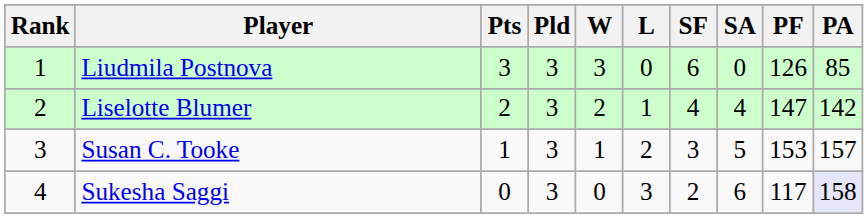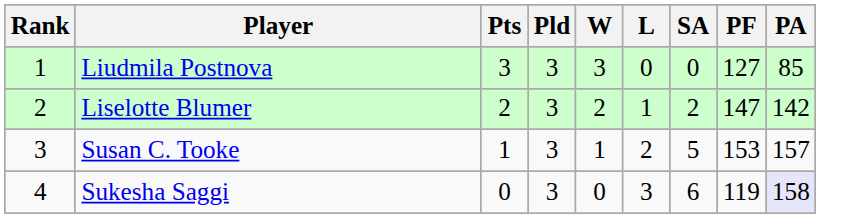- column: (693, 25)
(788, 67) 126 -> (741, 67) 127
(740, 108) 4 -> (693, 108) 2
(788, 191) 117 -> (741, 191) 119
